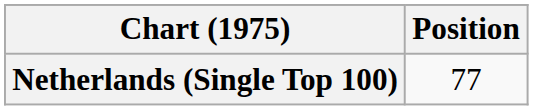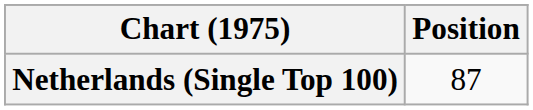(466, 78) 77 -> (466, 78) 87
